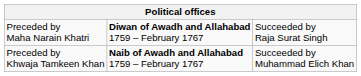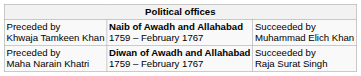rows swapped: (56, 58) <-> (48, 32)
